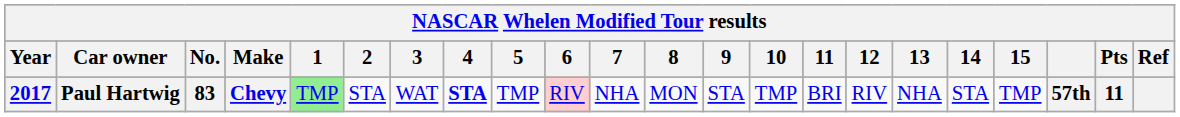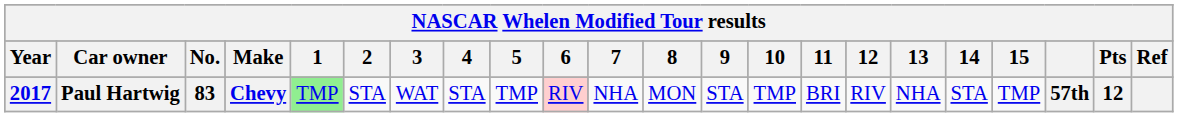(468, 93) bold -> (467, 93) normal
(1114, 93) 11 -> (1113, 93) 12
